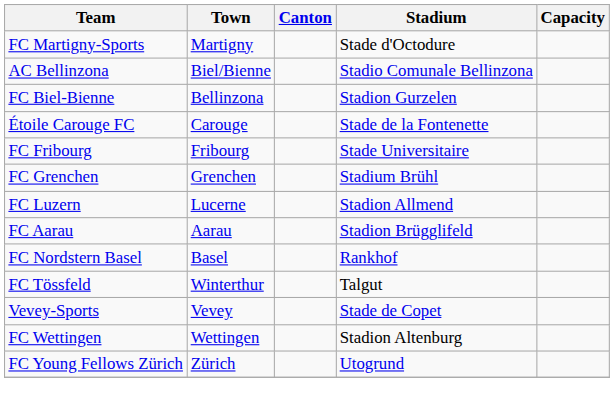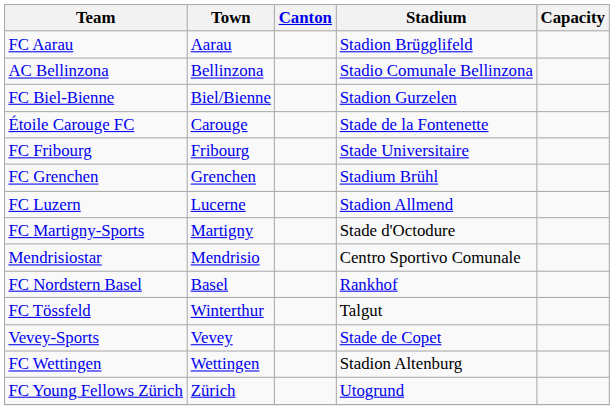rows swapped: (41, 230) <-> (76, 44)
(231, 71) Biel/Bienne -> (227, 71) Bellinzona
(227, 97) Bellinzona -> (231, 97) Biel/Bienne
+ row: (55, 257)
